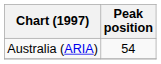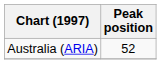(128, 48) 54 -> (128, 48) 52
